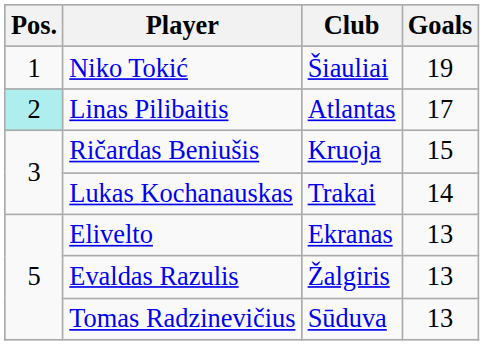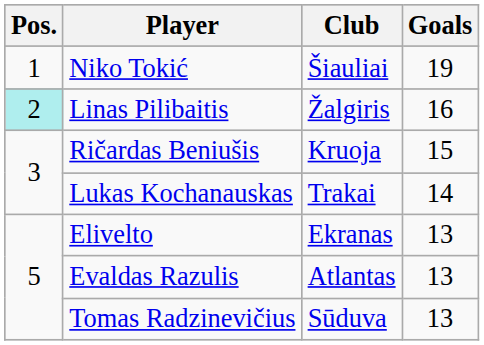(352, 109) Atlantas -> (349, 109) Žalgiris
(440, 109) 17 -> (440, 109) 16
(349, 276) Žalgiris -> (352, 276) Atlantas
